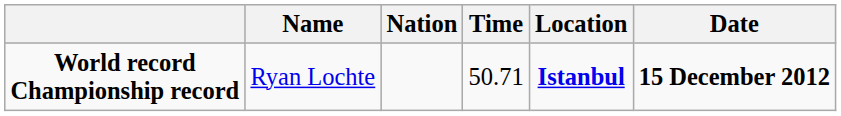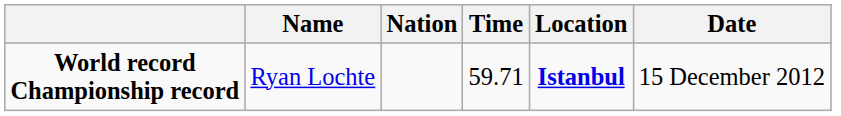(496, 76) 50.71 -> (496, 76) 59.71
(734, 76) bold -> (732, 76) normal
